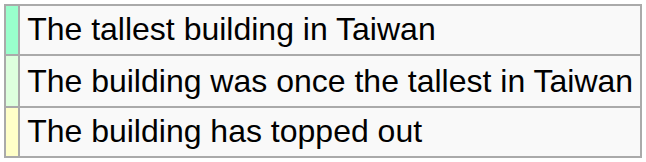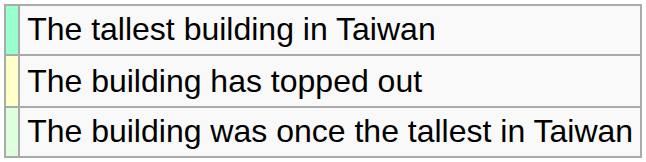rows swapped: (330, 80) <-> (225, 131)
